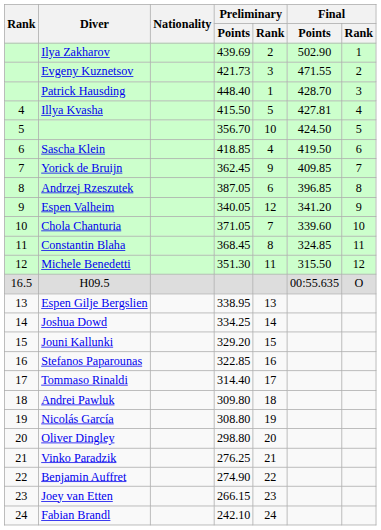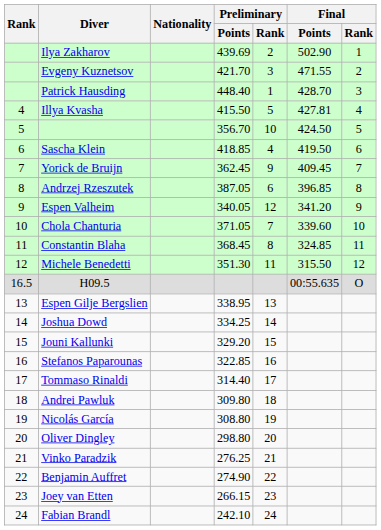(234, 71) 421.73 -> (234, 71) 421.70
(315, 168) 409.85 -> (315, 168) 409.45
